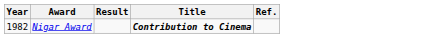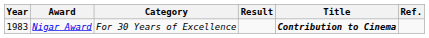+ column: (166, 12)
(17, 26) 1982 -> (17, 26) 1983
